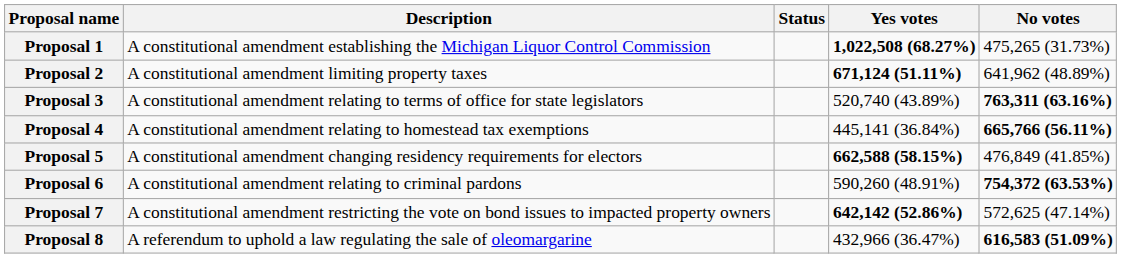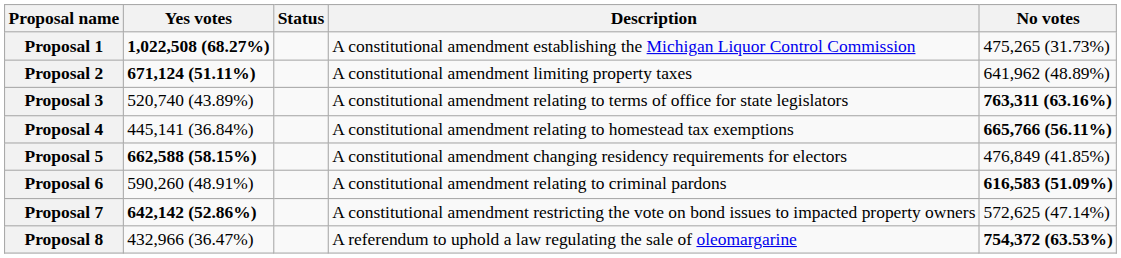columns swapped: (449, 18) <-> (904, 18)
(1048, 184) 754,372 (63.53%) -> (1048, 184) 616,583 (51.09%)
(1048, 239) 616,583 (51.09%) -> (1048, 239) 754,372 (63.53%)
